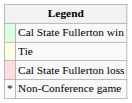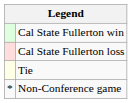rows swapped: (71, 70) <-> (25, 51)
